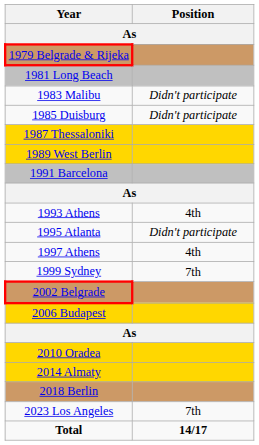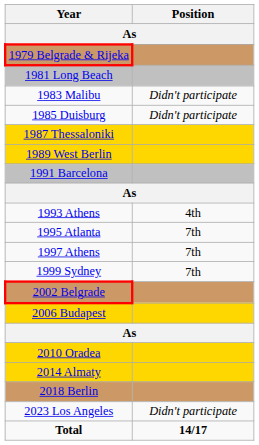(193, 232) Didn't participate -> (193, 232) 7th
(193, 251) 4th -> (193, 251) 7th
(193, 411) 7th -> (193, 411) Didn't participate
